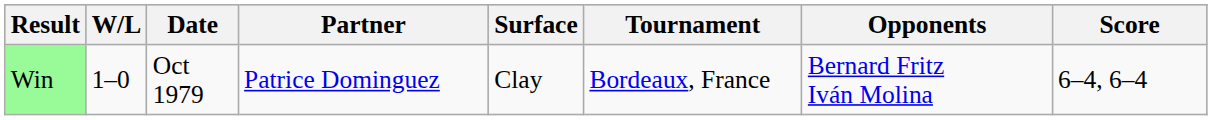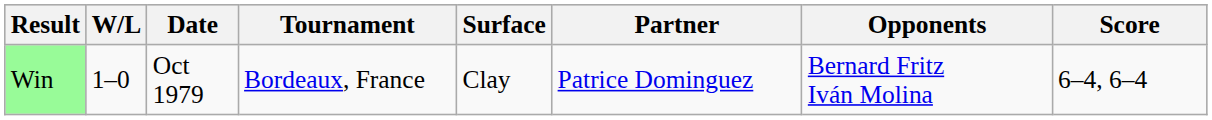columns swapped: (693, 24) <-> (363, 24)
